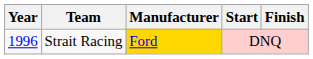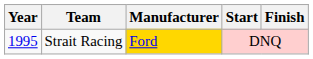(23, 41) 1996 -> (23, 41) 1995
